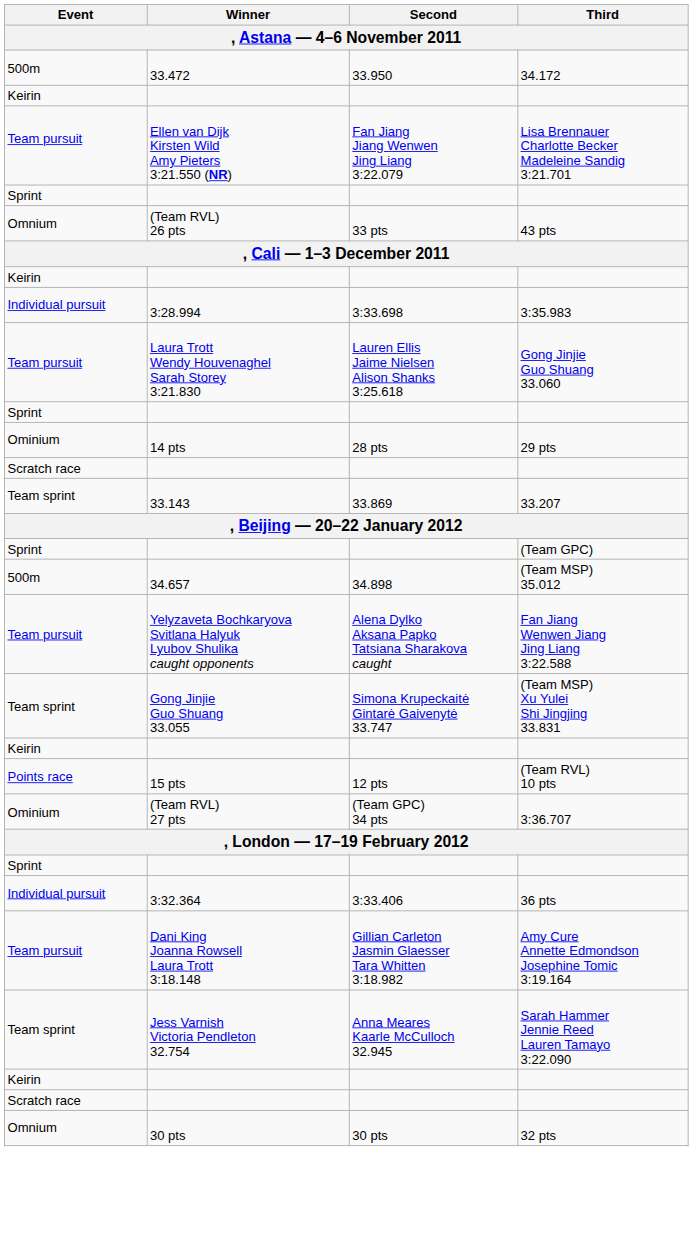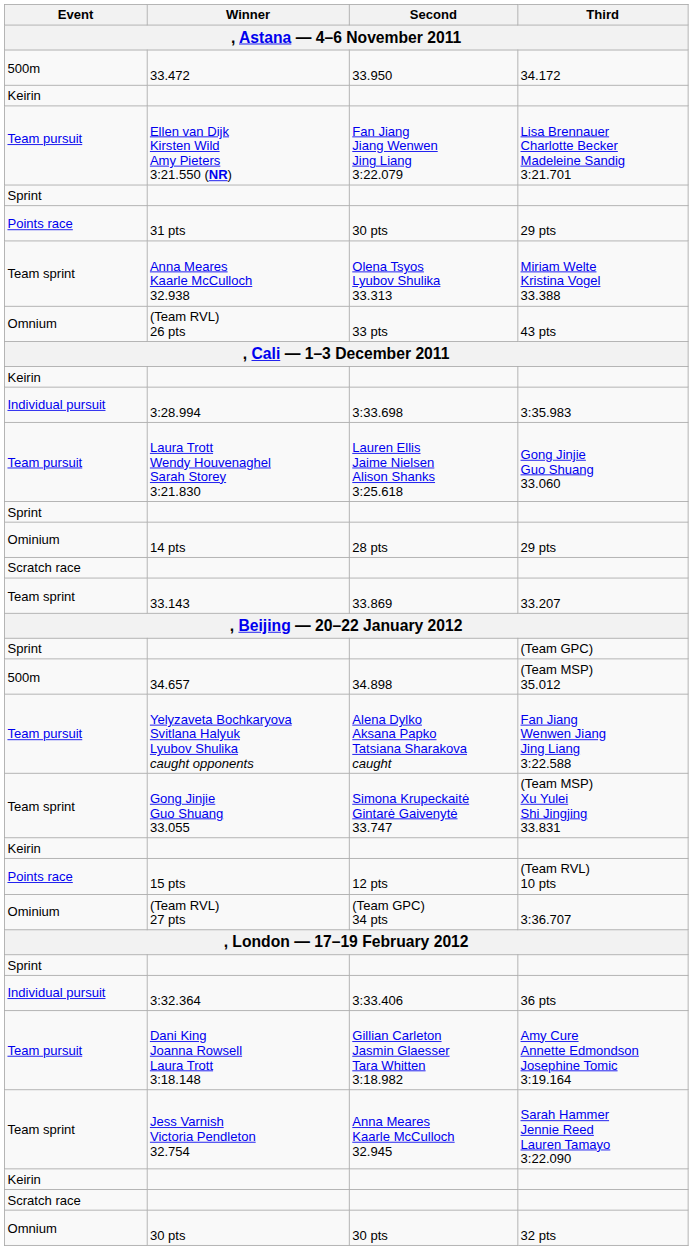+ row: (40, 224)
+ row: (41, 274)
